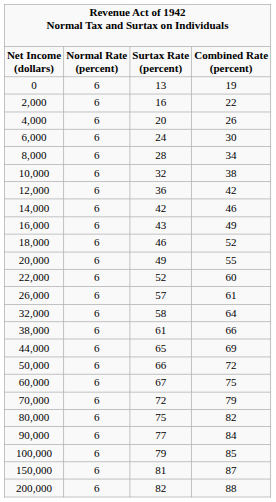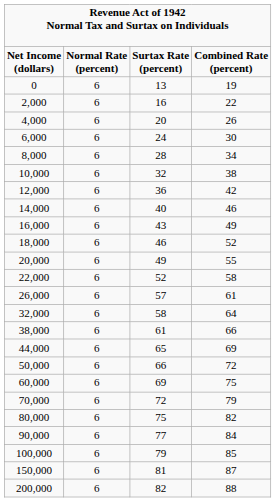(161, 208) 42 -> (161, 208) 40
(231, 278) 60 -> (231, 278) 58
(161, 383) 67 -> (161, 383) 69
